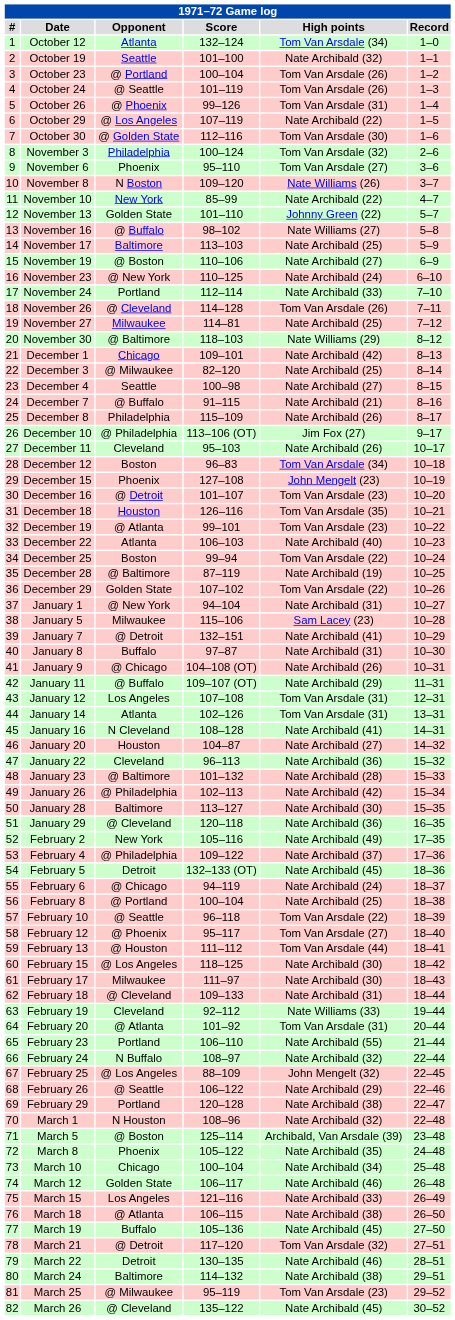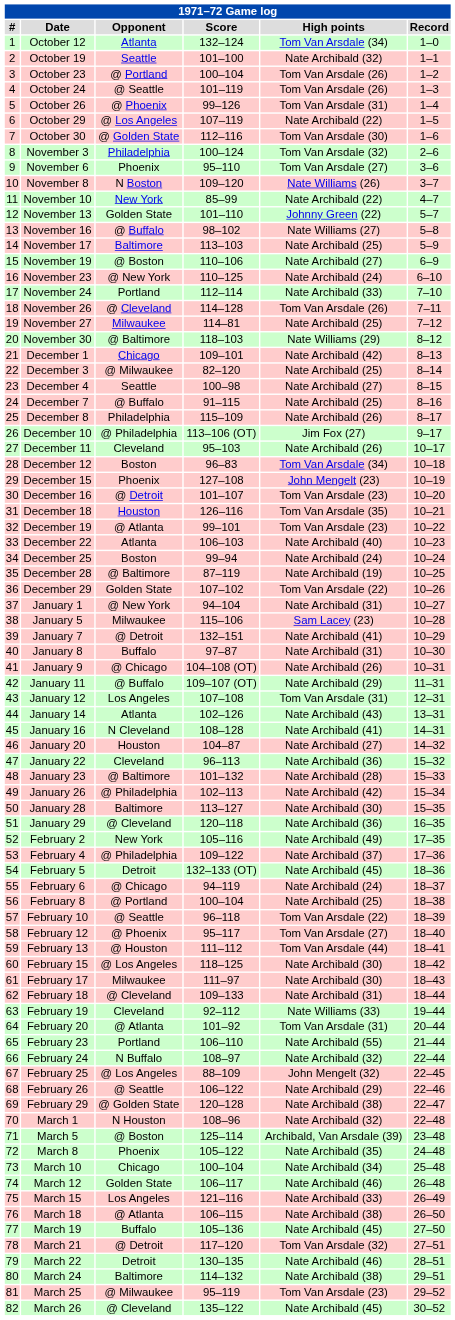(334, 402) Nate Archibald (21) -> (334, 402) Nate Archibald (25)
(334, 558) Tom Van Arsdale (22) -> (334, 558) Nate Archibald (24)
(334, 714) Tom Van Arsdale (31) -> (334, 714) Nate Archibald (43)
(139, 1105) Portland -> (139, 1105) @ Golden State
